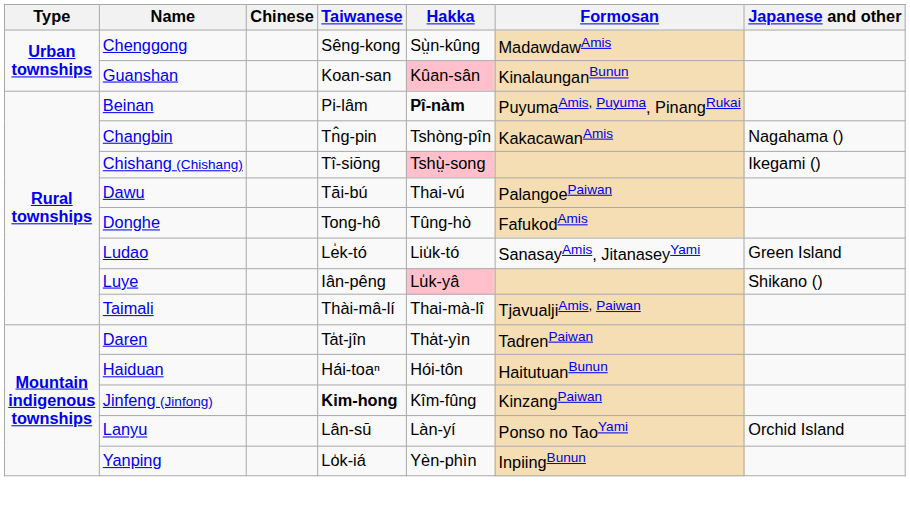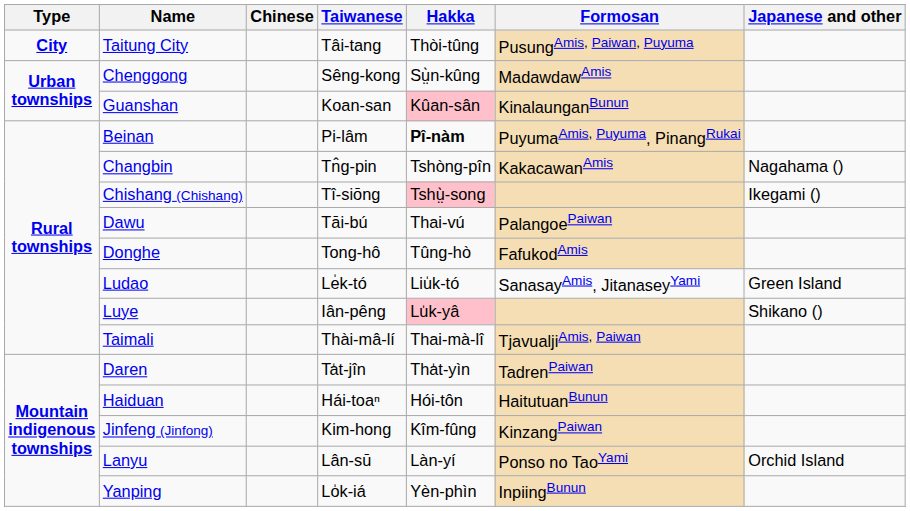+ row: (145, 45)
(359, 400) bold -> (356, 430) normal
